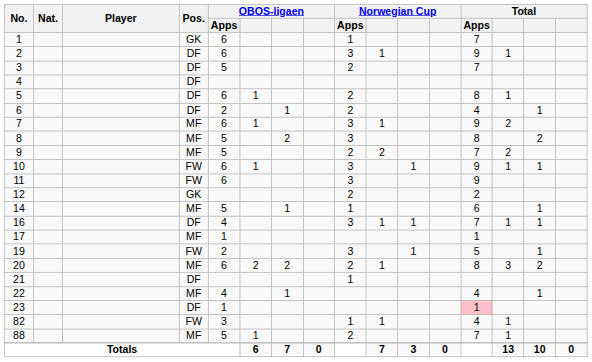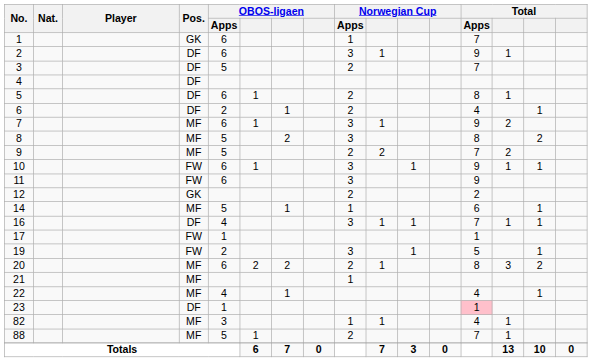(194, 237) MF -> (194, 237) FW
(194, 279) DF -> (194, 279) MF
(194, 321) FW -> (194, 321) MF
